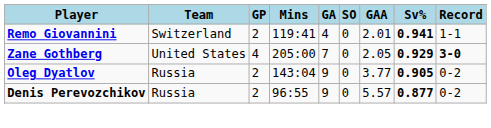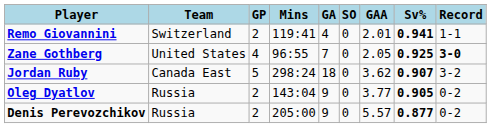(294, 54) 205:00 -> (290, 54) 96:55
(415, 54) 0.929 -> (415, 54) 0.925
+ row: (47, 73)
(290, 93) 96:55 -> (294, 113) 205:00
